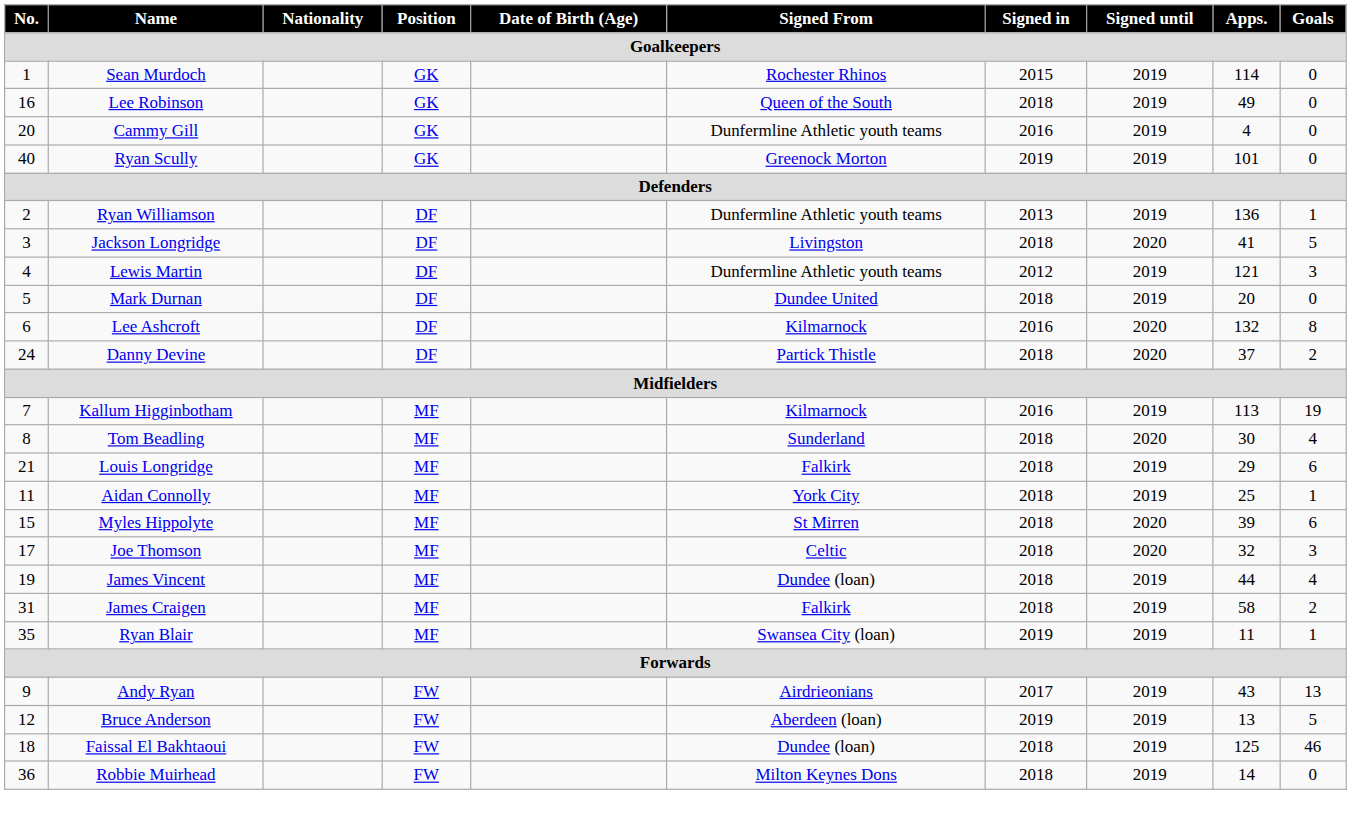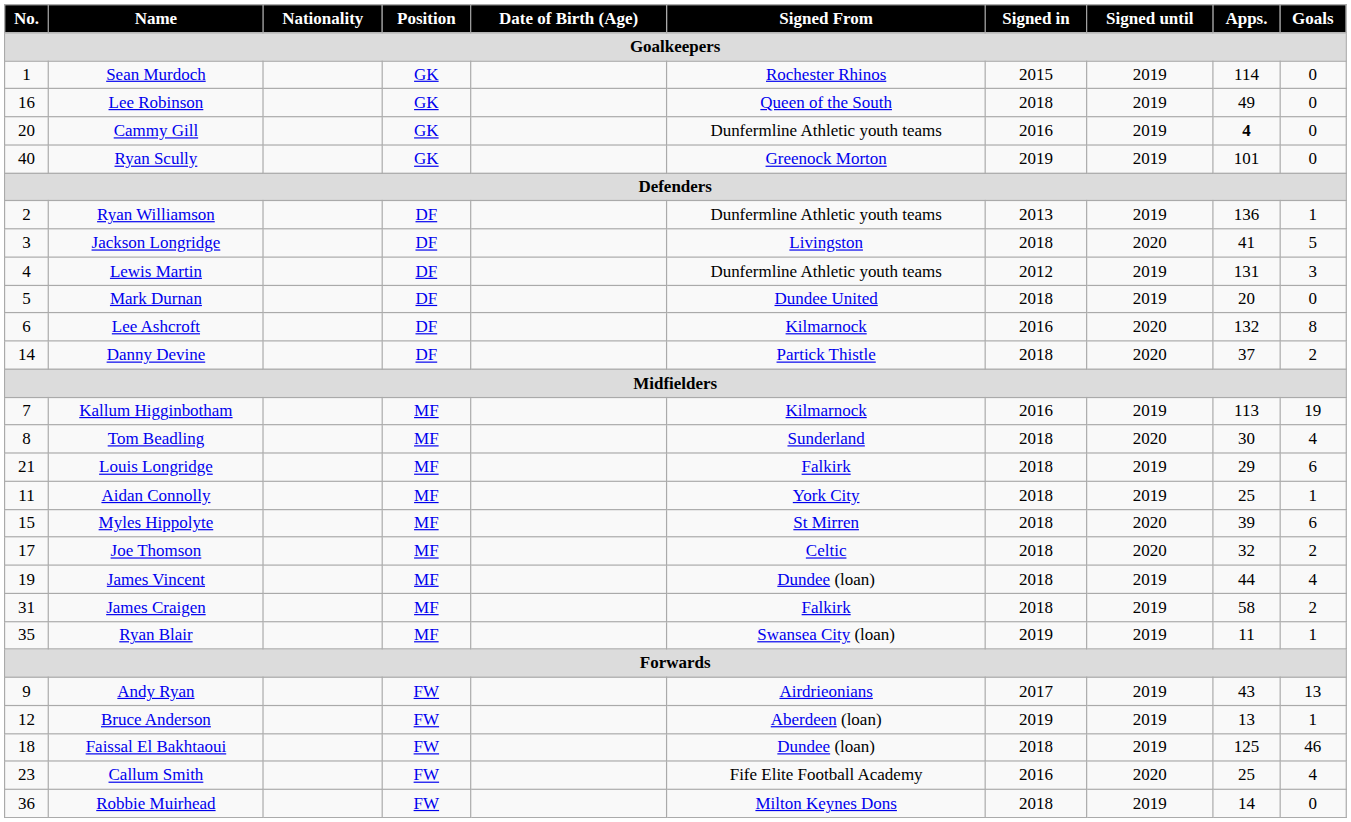(1246, 131) normal -> (1246, 131) bold
(1246, 271) 121 -> (1246, 271) 131
(27, 355) 24 -> (27, 355) 14
(1313, 551) 3 -> (1313, 551) 2
(1313, 719) 5 -> (1313, 719) 1
+ row: (156, 775)
